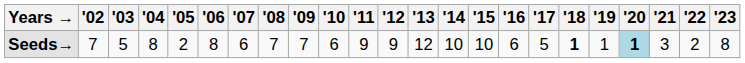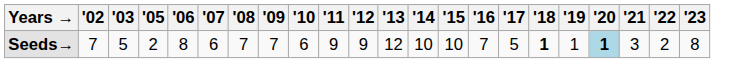- column: (153, 17)
(514, 44) 6 -> (484, 44) 7
